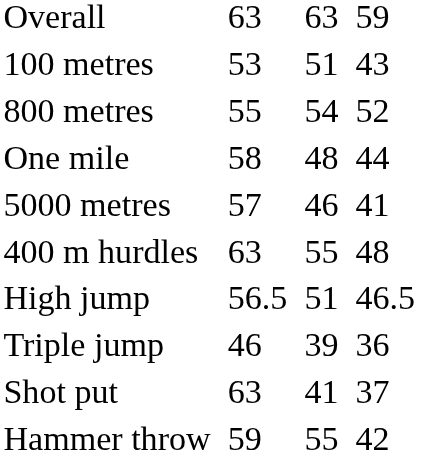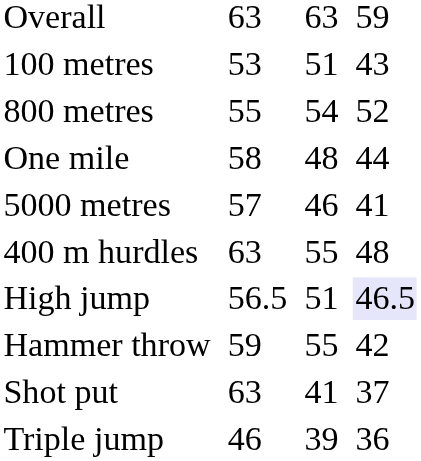(385, 298) no background -> (385, 298) lavender background
rows swapped: (84, 345) <-> (107, 438)
